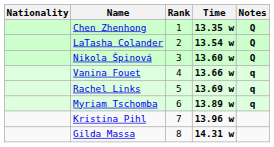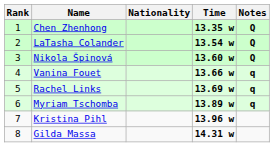columns swapped: (179, 12) <-> (38, 12)
